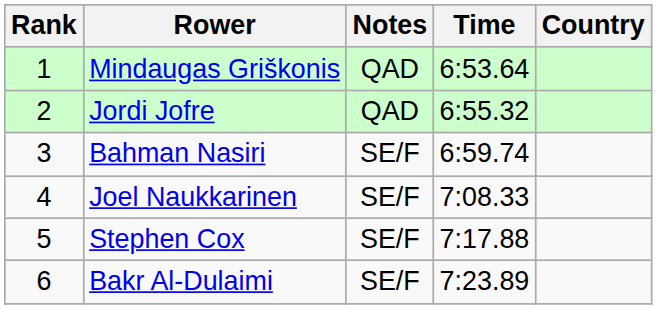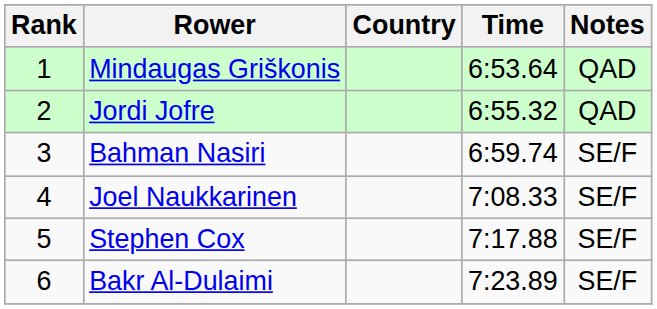columns swapped: (593, 25) <-> (390, 25)
